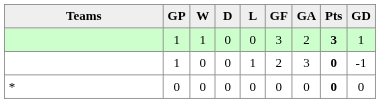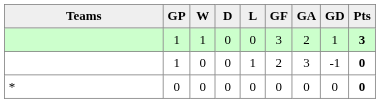columns swapped: (361, 16) <-> (334, 16)
